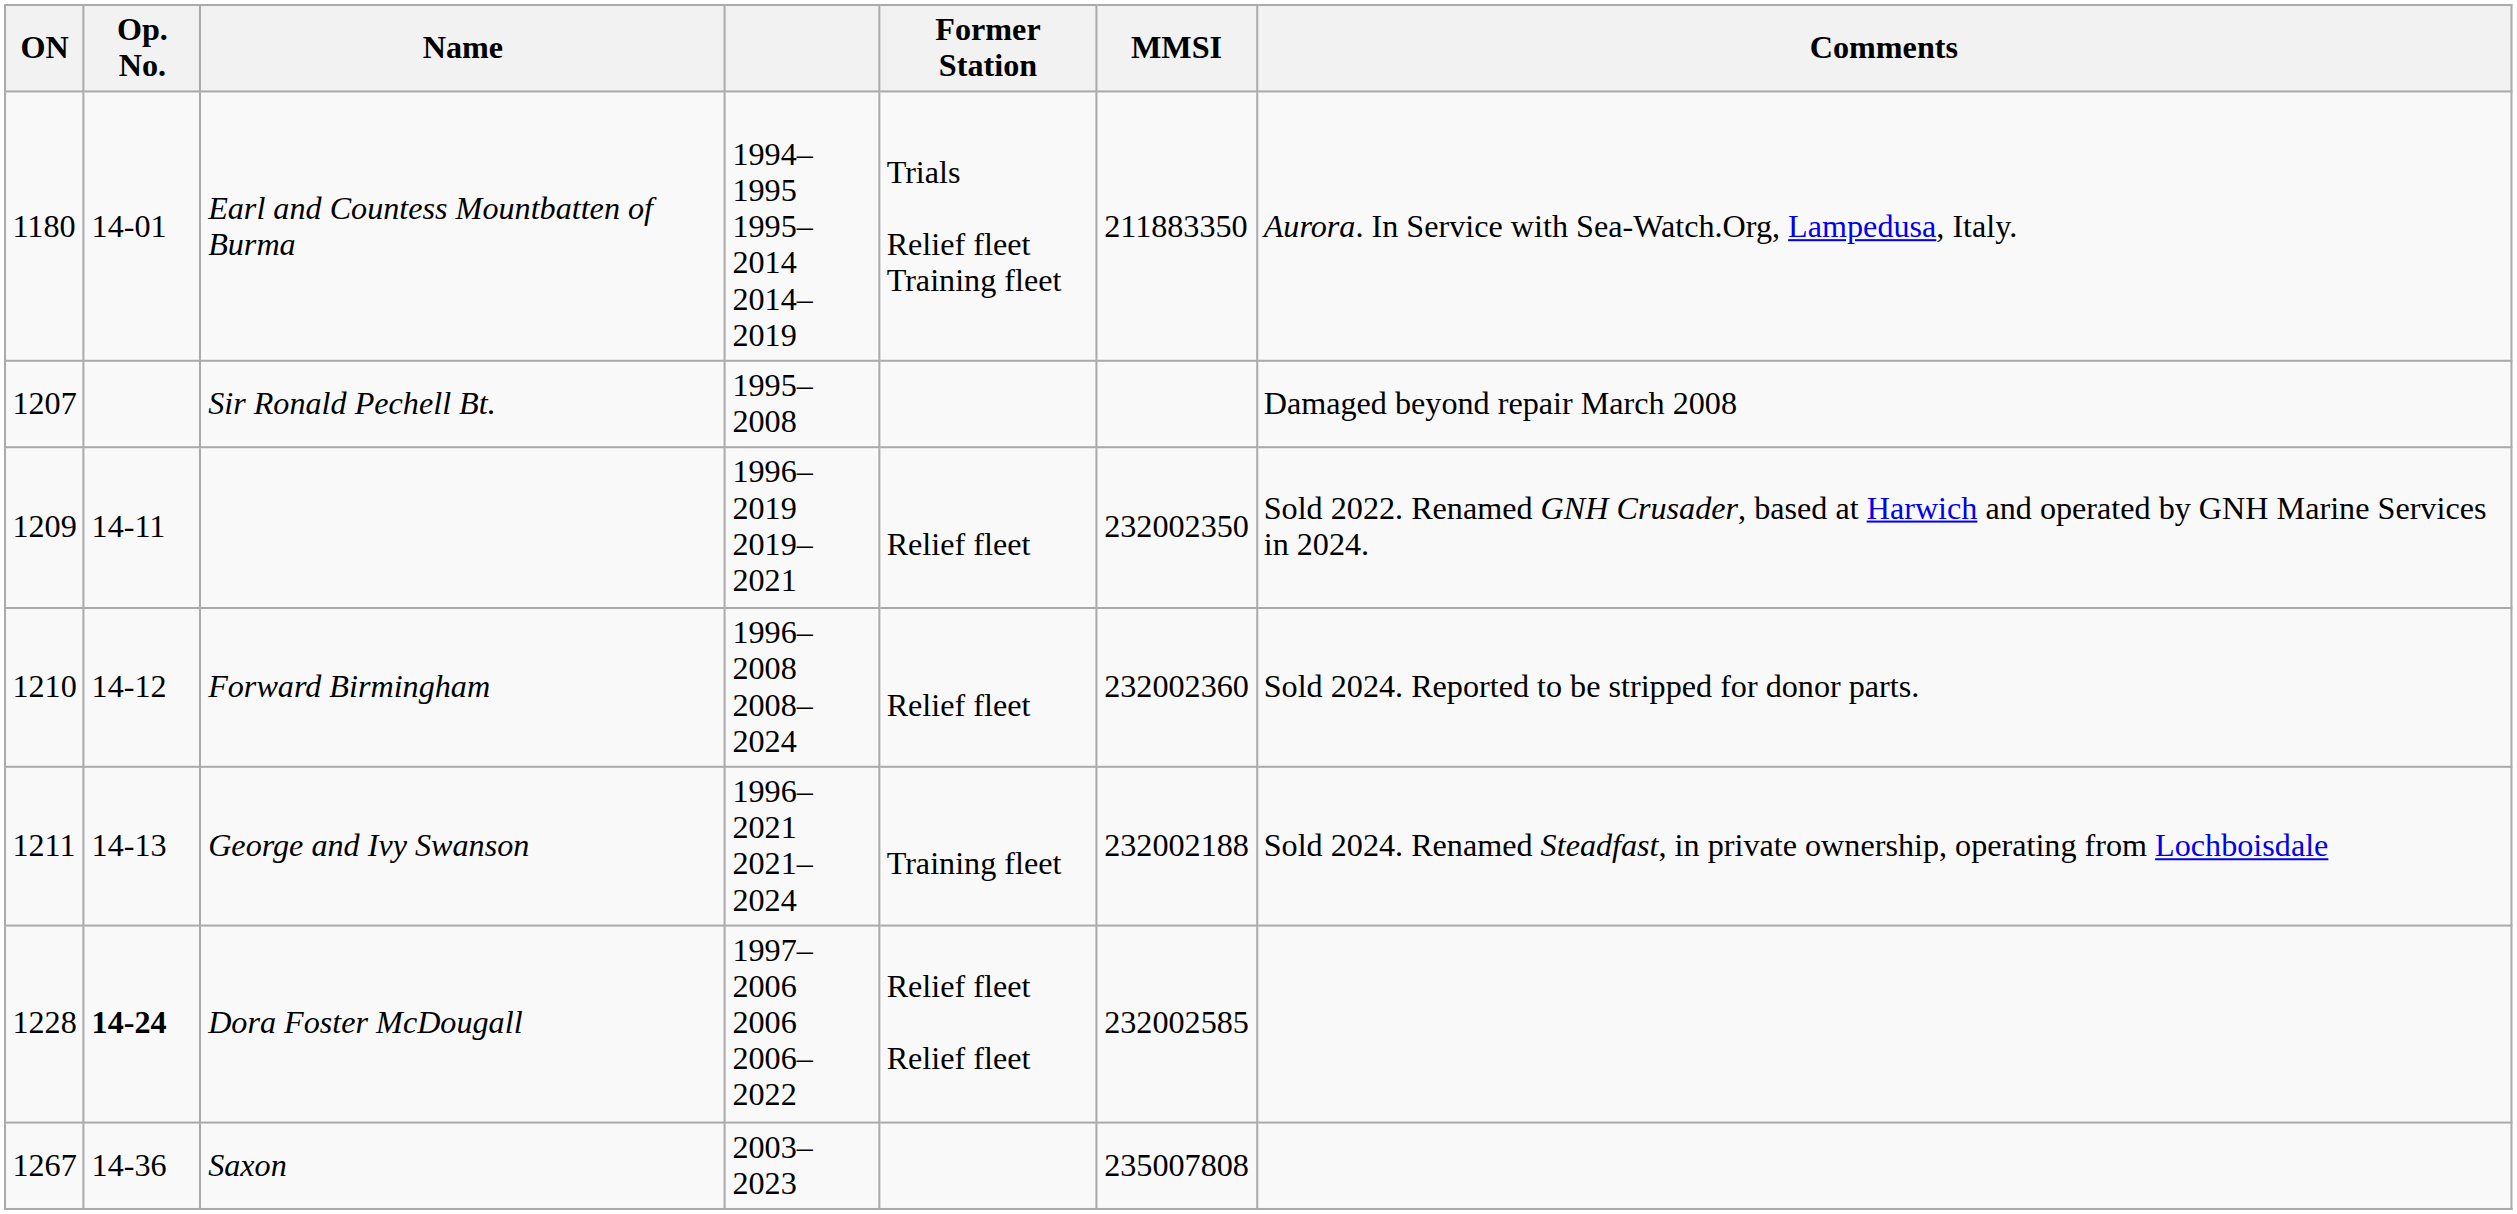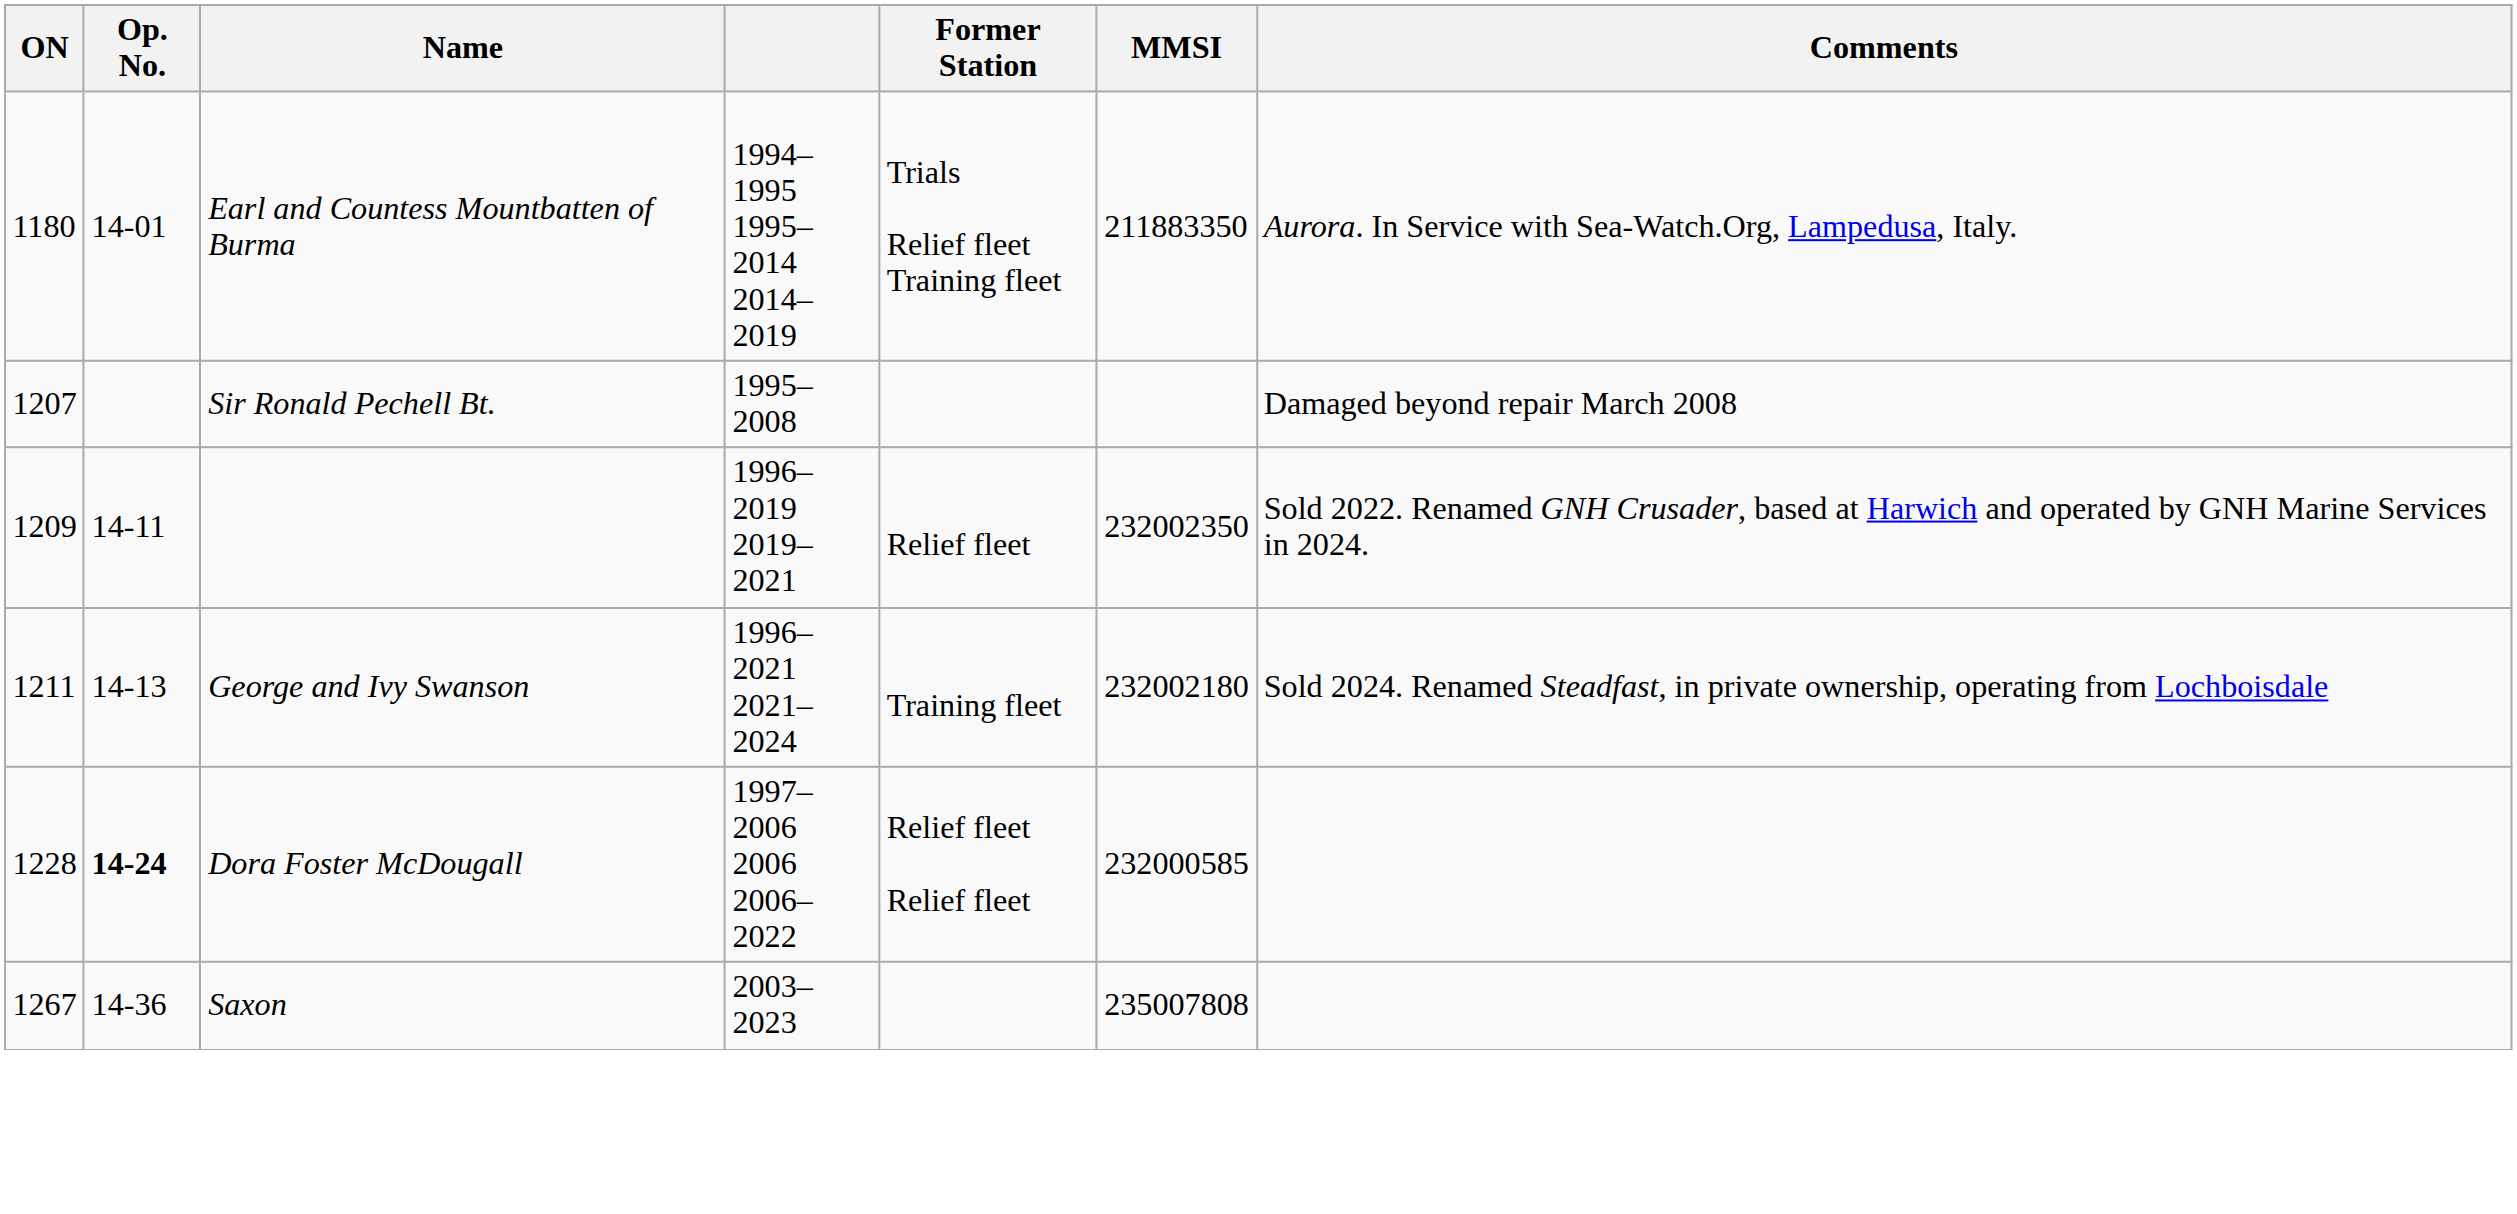- row: (45, 686)
(1177, 845) 232002188 -> (1177, 686) 232002180
(1177, 1023) 232002585 -> (1177, 863) 232000585
